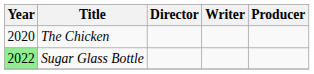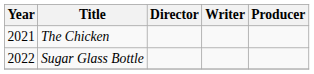(21, 36) 2020 -> (21, 36) 2021
(21, 58) lightgreen background -> (21, 58) no background
